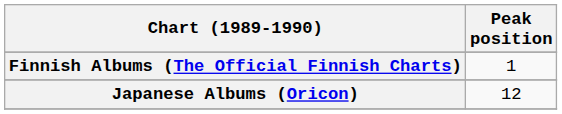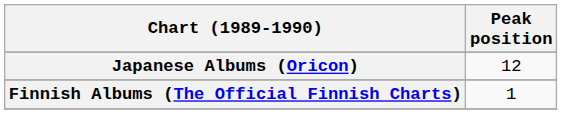rows swapped: (235, 66) <-> (235, 94)
